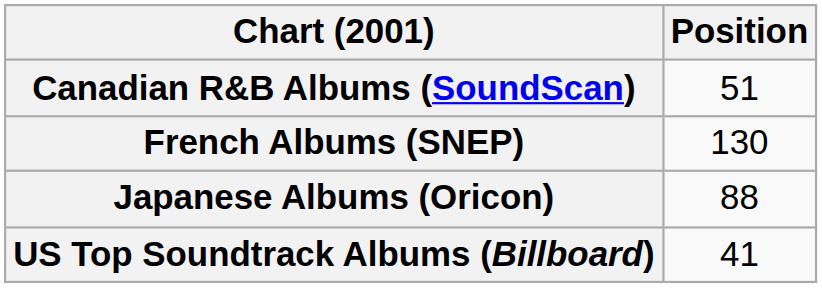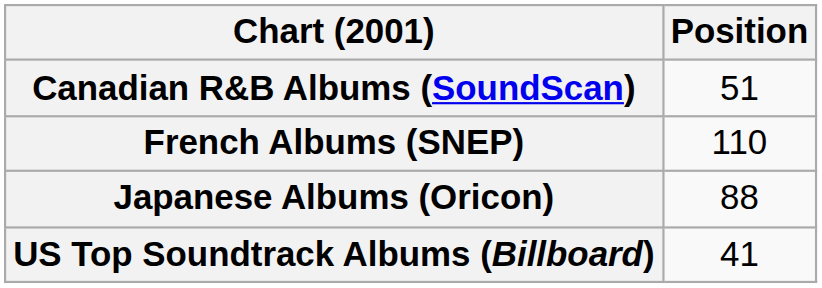(739, 142) 130 -> (739, 142) 110
